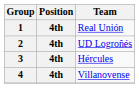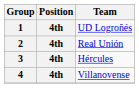(101, 28) Real Unión -> (105, 28) UD Logroñés
(105, 43) UD Logroñés -> (101, 43) Real Unión
